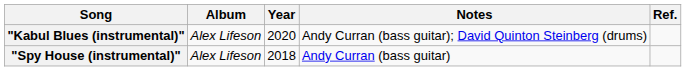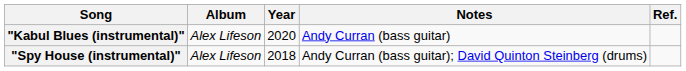(474, 35) Andy Curran (bass guitar); David Quinton Steinberg (drums) -> (376, 35) Andy Curran (bass guitar)
(376, 55) Andy Curran (bass guitar) -> (474, 55) Andy Curran (bass guitar); David Quinton Steinberg (drums)
